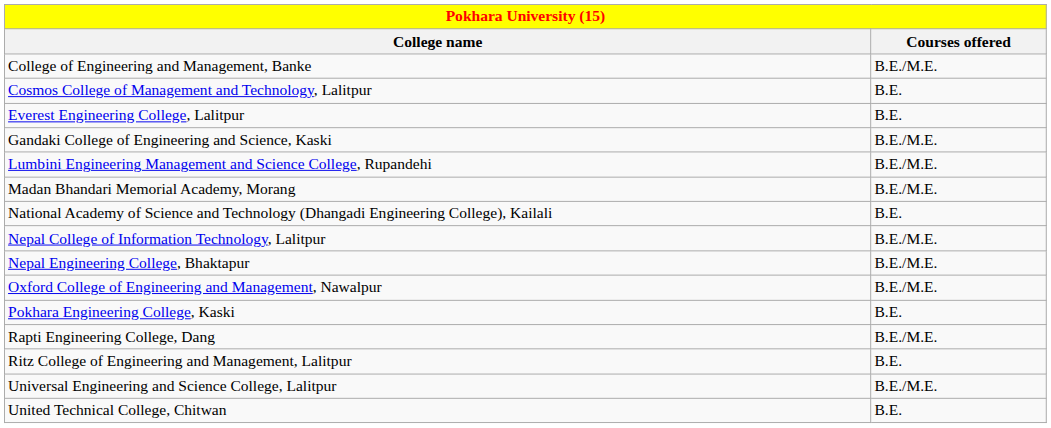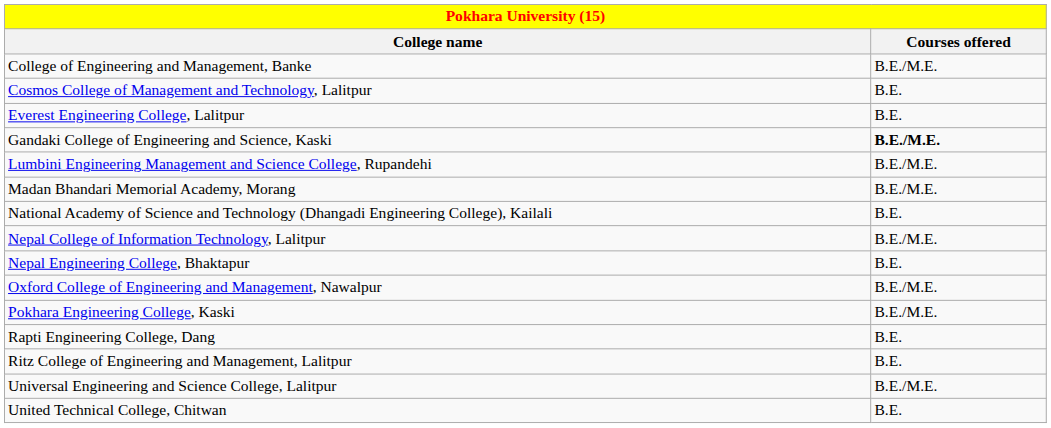(906, 139) normal -> (907, 139) bold
(906, 262) B.E./M.E. -> (888, 262) B.E.
(888, 312) B.E. -> (906, 312) B.E./M.E.
(906, 336) B.E./M.E. -> (888, 336) B.E.
